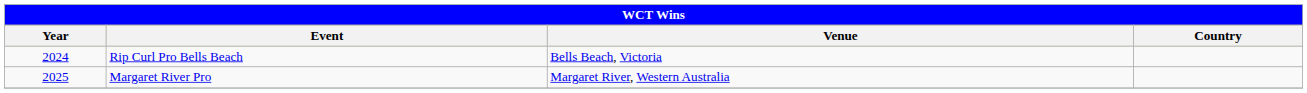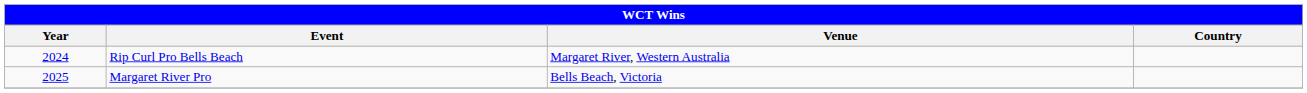(606, 56) Bells Beach, Victoria -> (640, 56) Margaret River, Western Australia
(640, 77) Margaret River, Western Australia -> (606, 77) Bells Beach, Victoria
